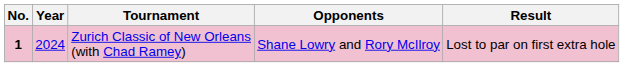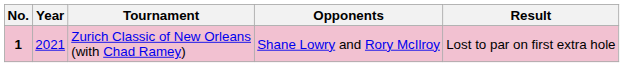(50, 44) 2024 -> (50, 44) 2021
